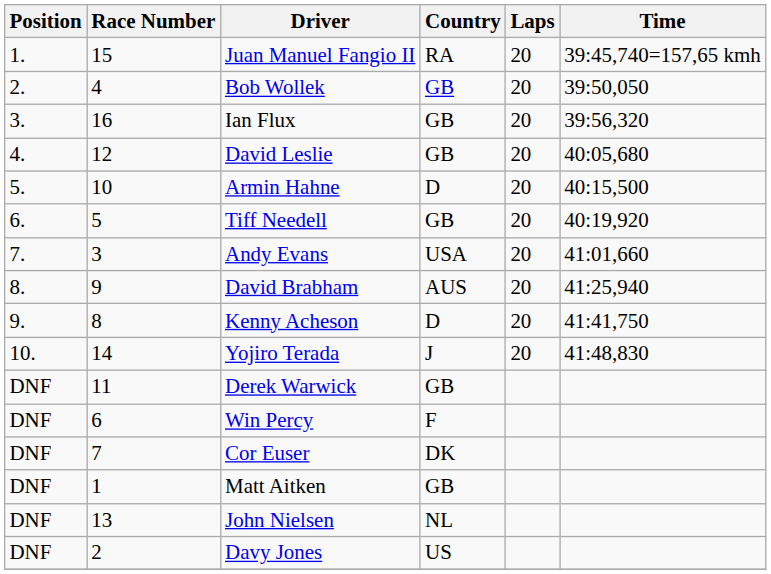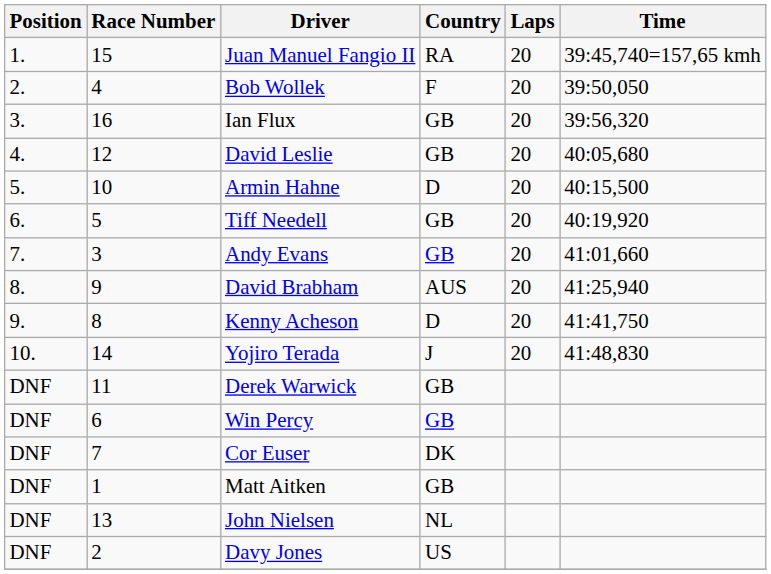(440, 87) GB -> (431, 87) F
(446, 253) USA -> (440, 253) GB
(431, 420) F -> (440, 420) GB
